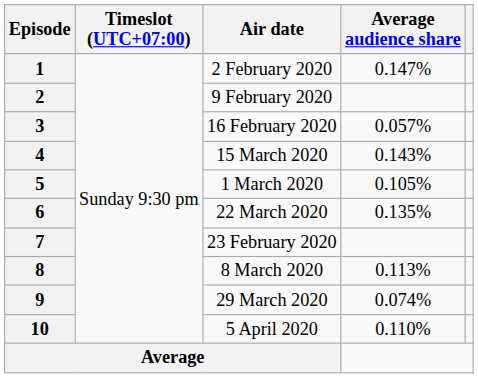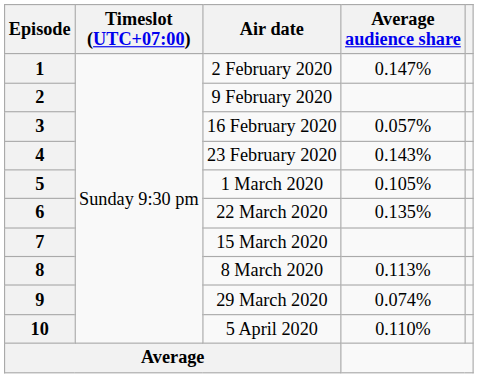(272, 155) 15 March 2020 -> (272, 155) 23 February 2020
(272, 241) 23 February 2020 -> (272, 241) 15 March 2020
